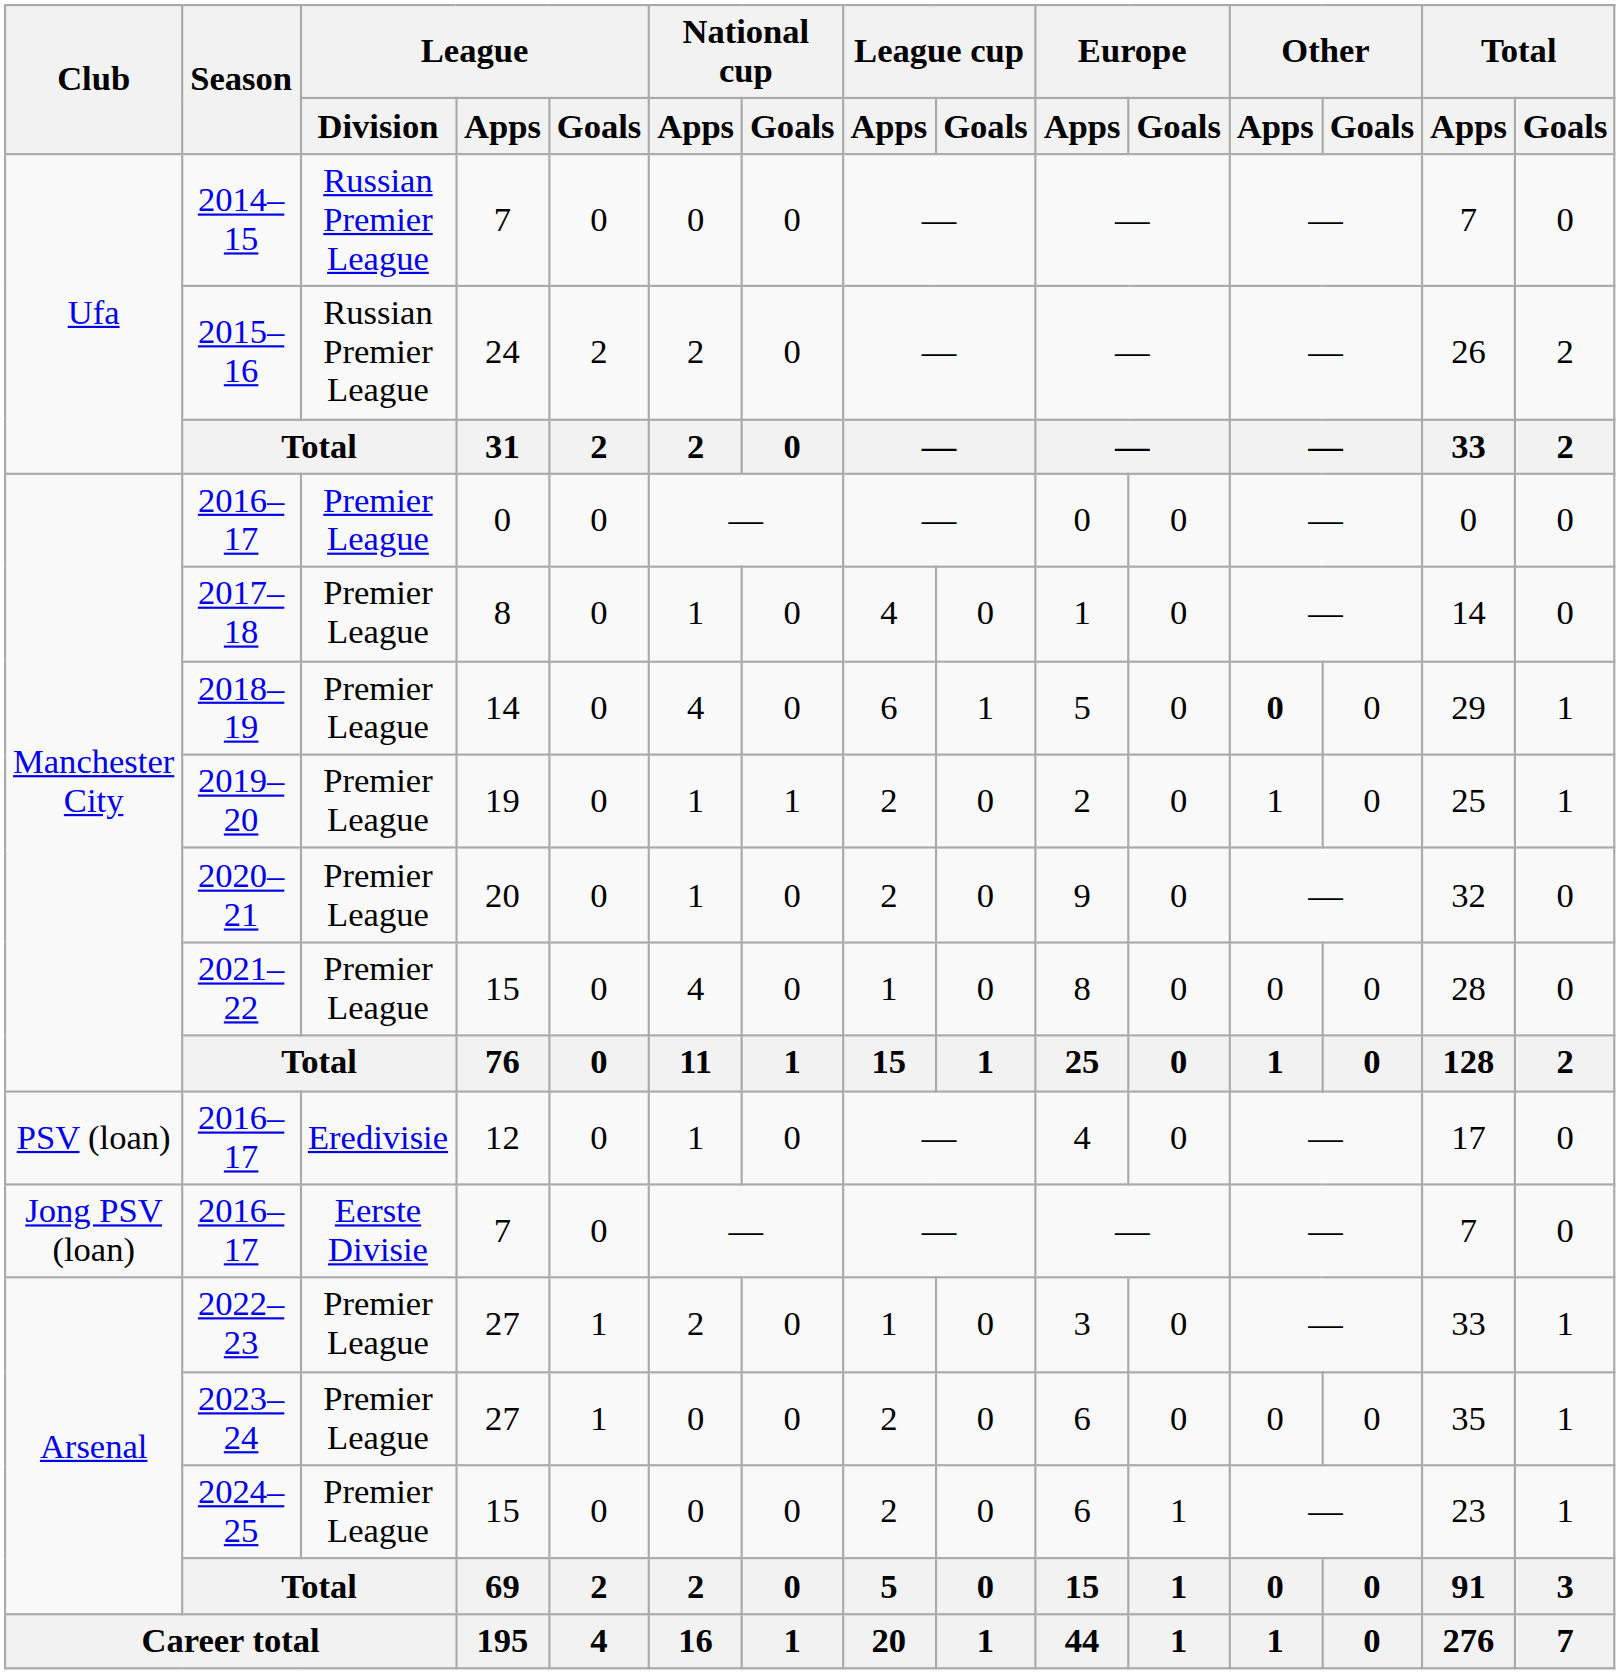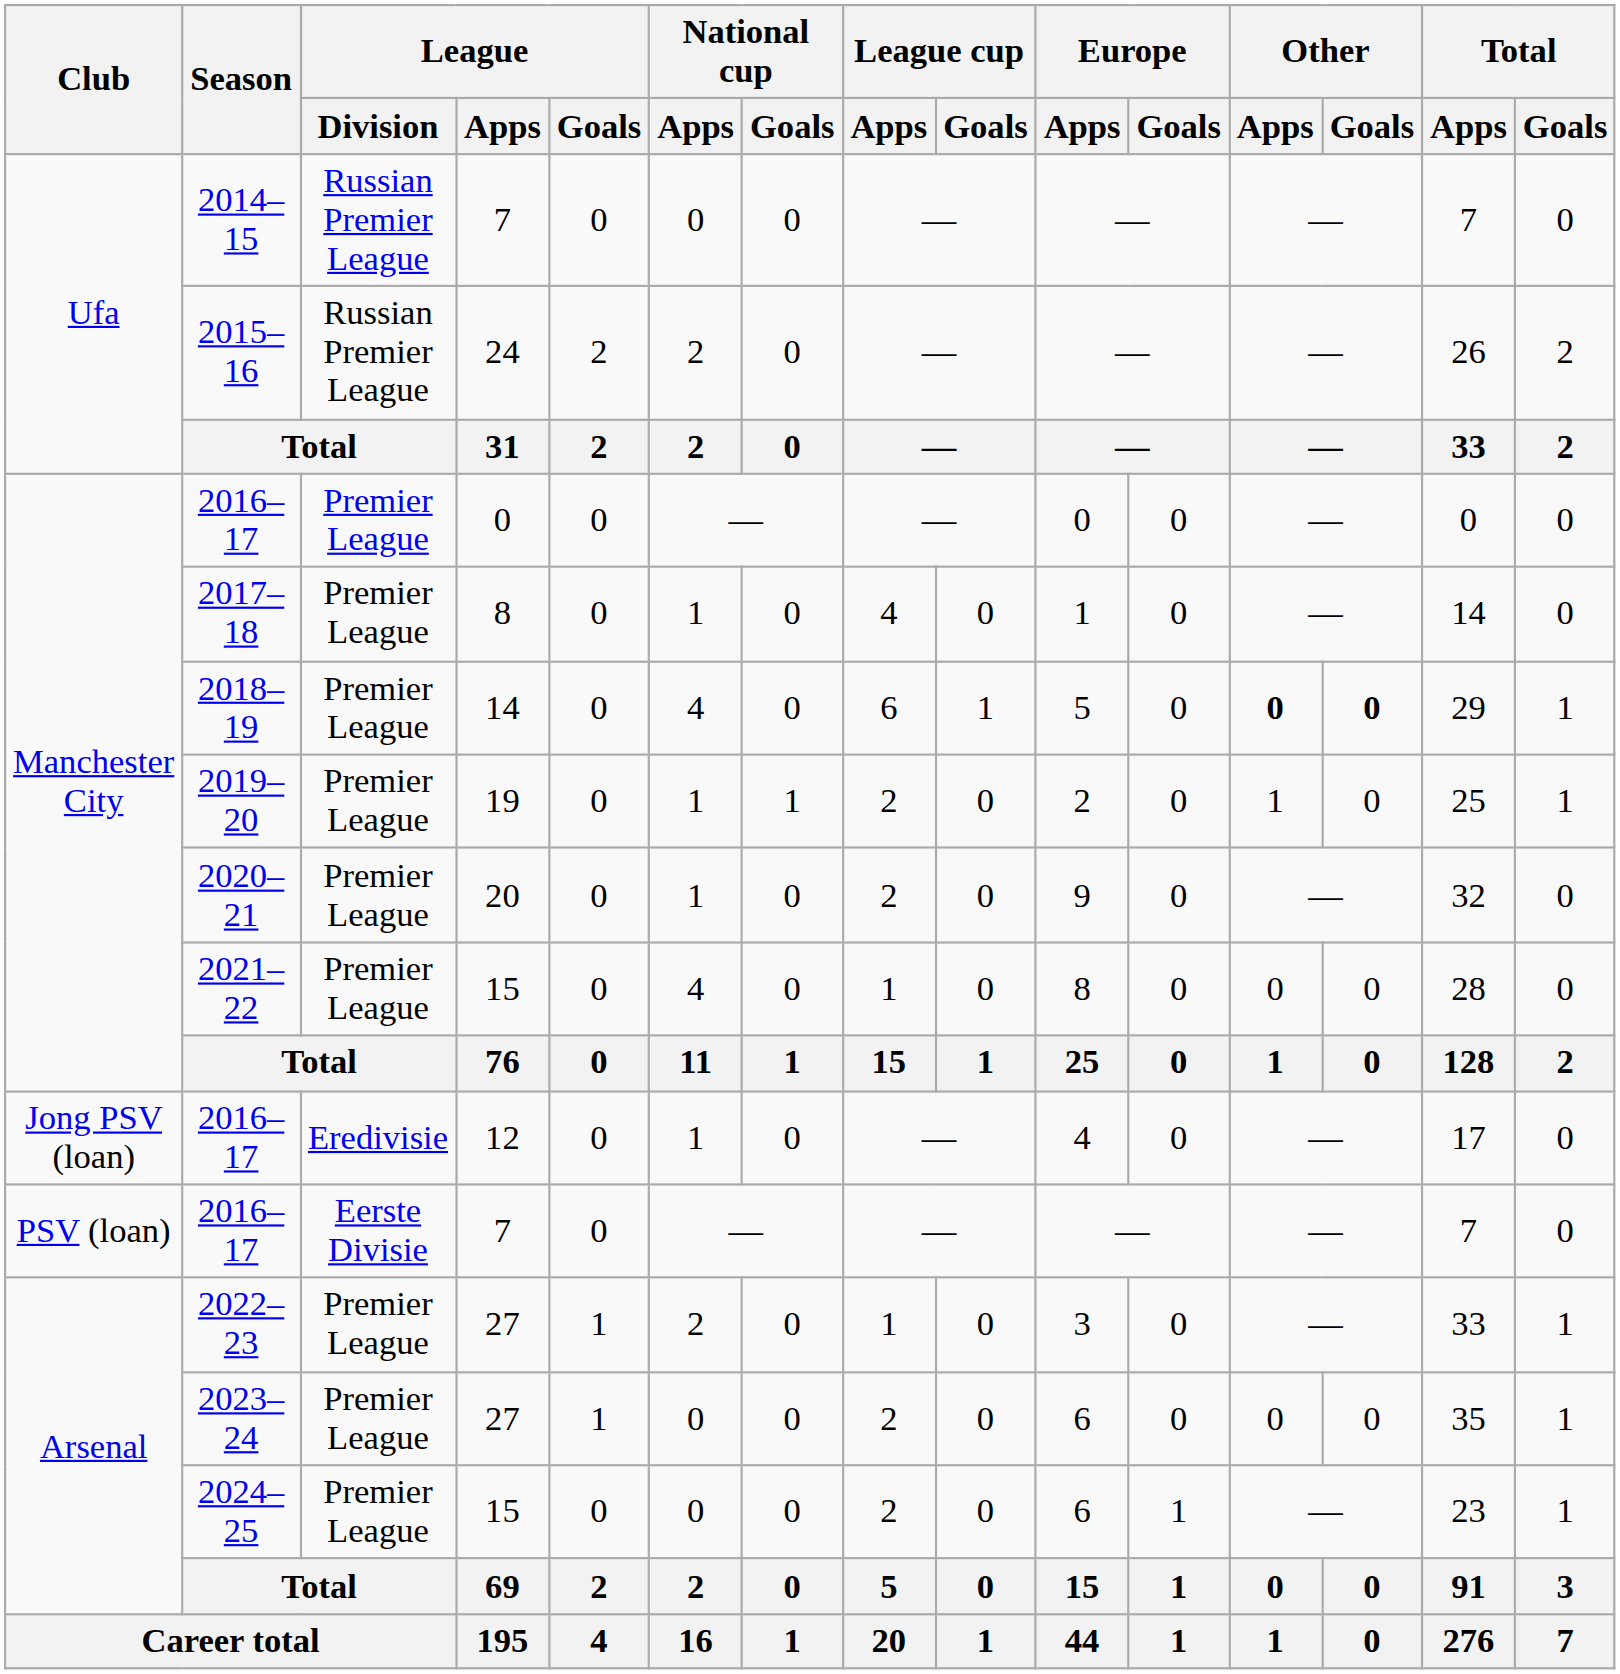(1372, 707) normal -> (1372, 707) bold
(94, 1136) PSV (loan) -> (94, 1136) Jong PSV (loan)
(94, 1230) Jong PSV (loan) -> (94, 1230) PSV (loan)
